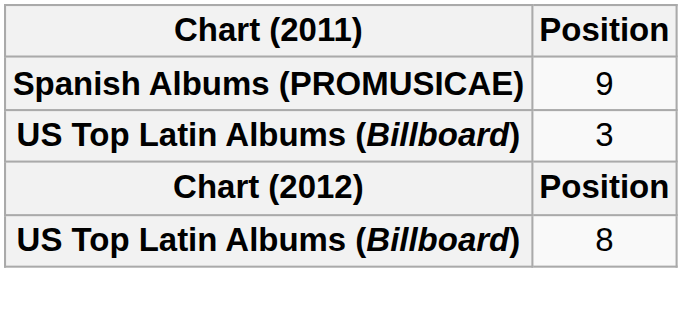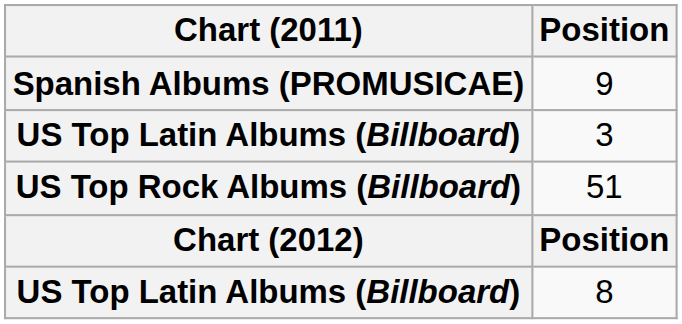+ row: (604, 187)
